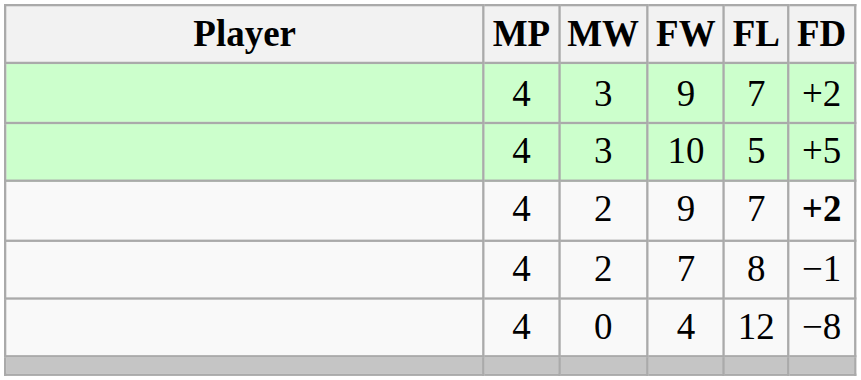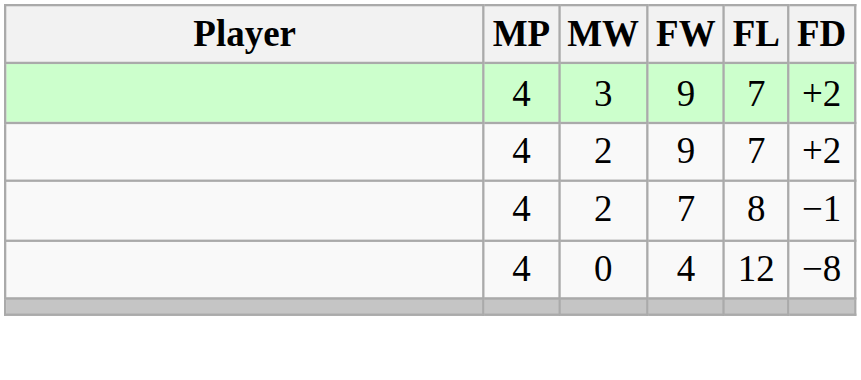- row: (603, 151)
(822, 209) bold -> (822, 151) normal
